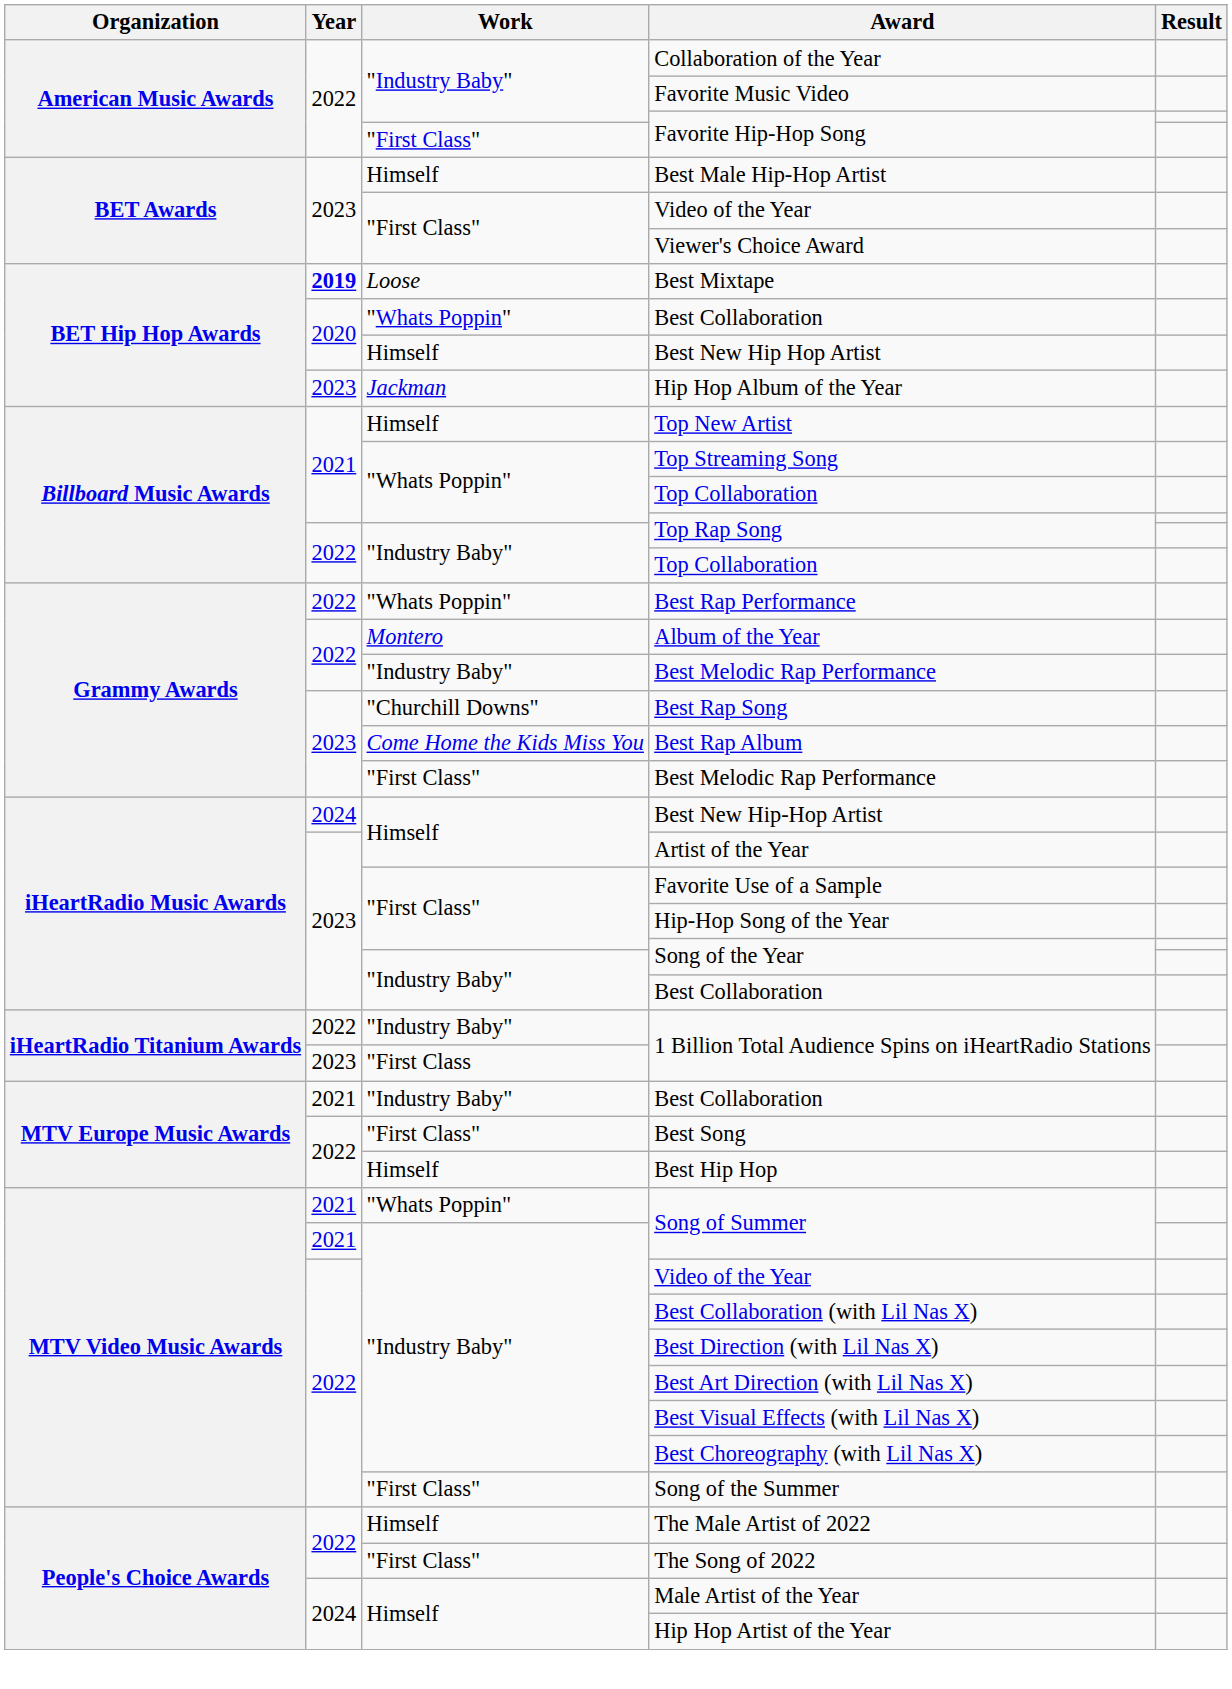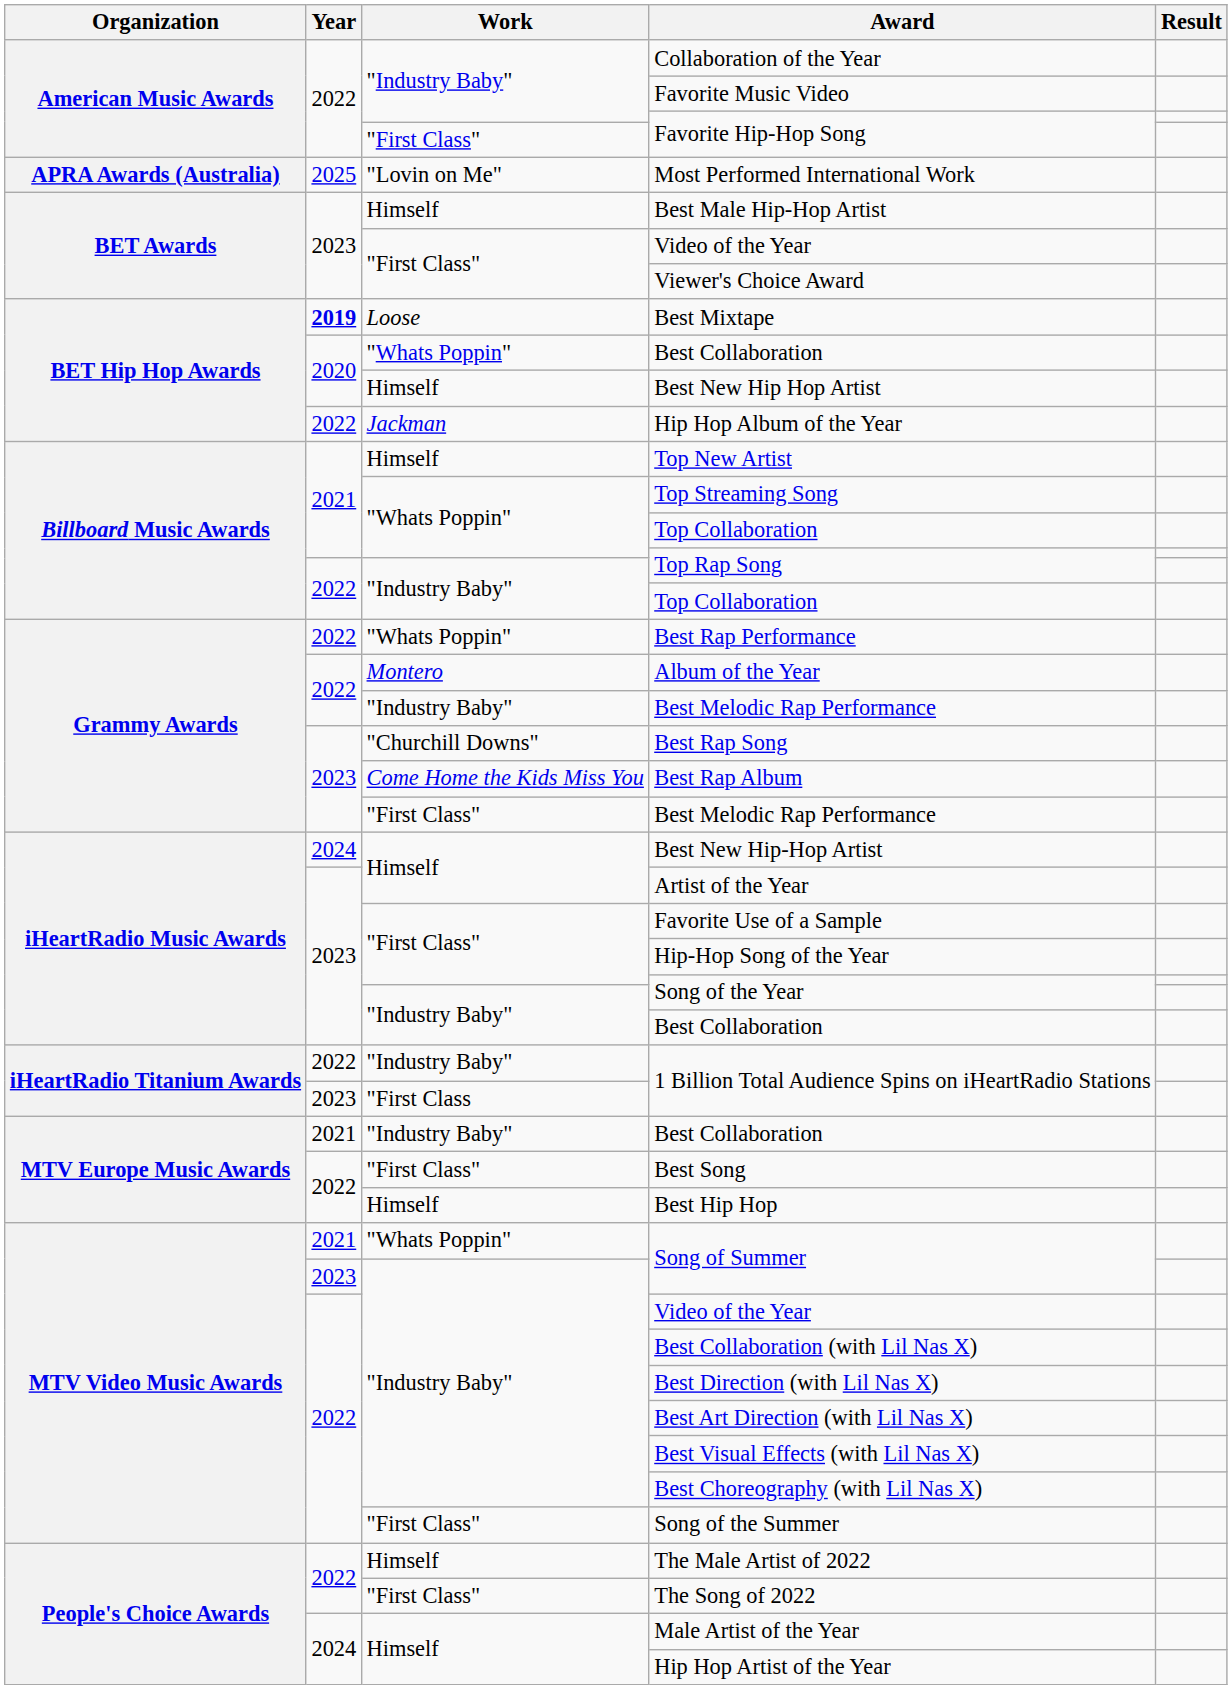+ row: (434, 174)
(334, 387) 2023 -> (334, 423) 2022
(334, 1240) 2021 -> (334, 1275) 2023
